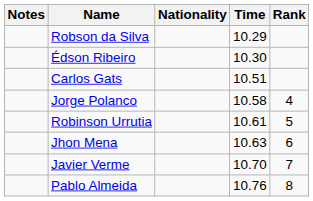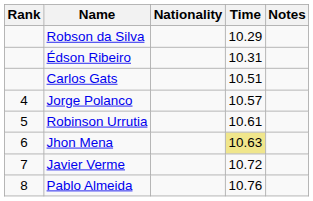columns swapped: (289, 15) <-> (26, 15)
(250, 57) 10.30 -> (245, 57) 10.31
(250, 100) 10.58 -> (245, 100) 10.57
(250, 143) no background -> (245, 143) khaki background
(250, 164) 10.70 -> (245, 164) 10.72
